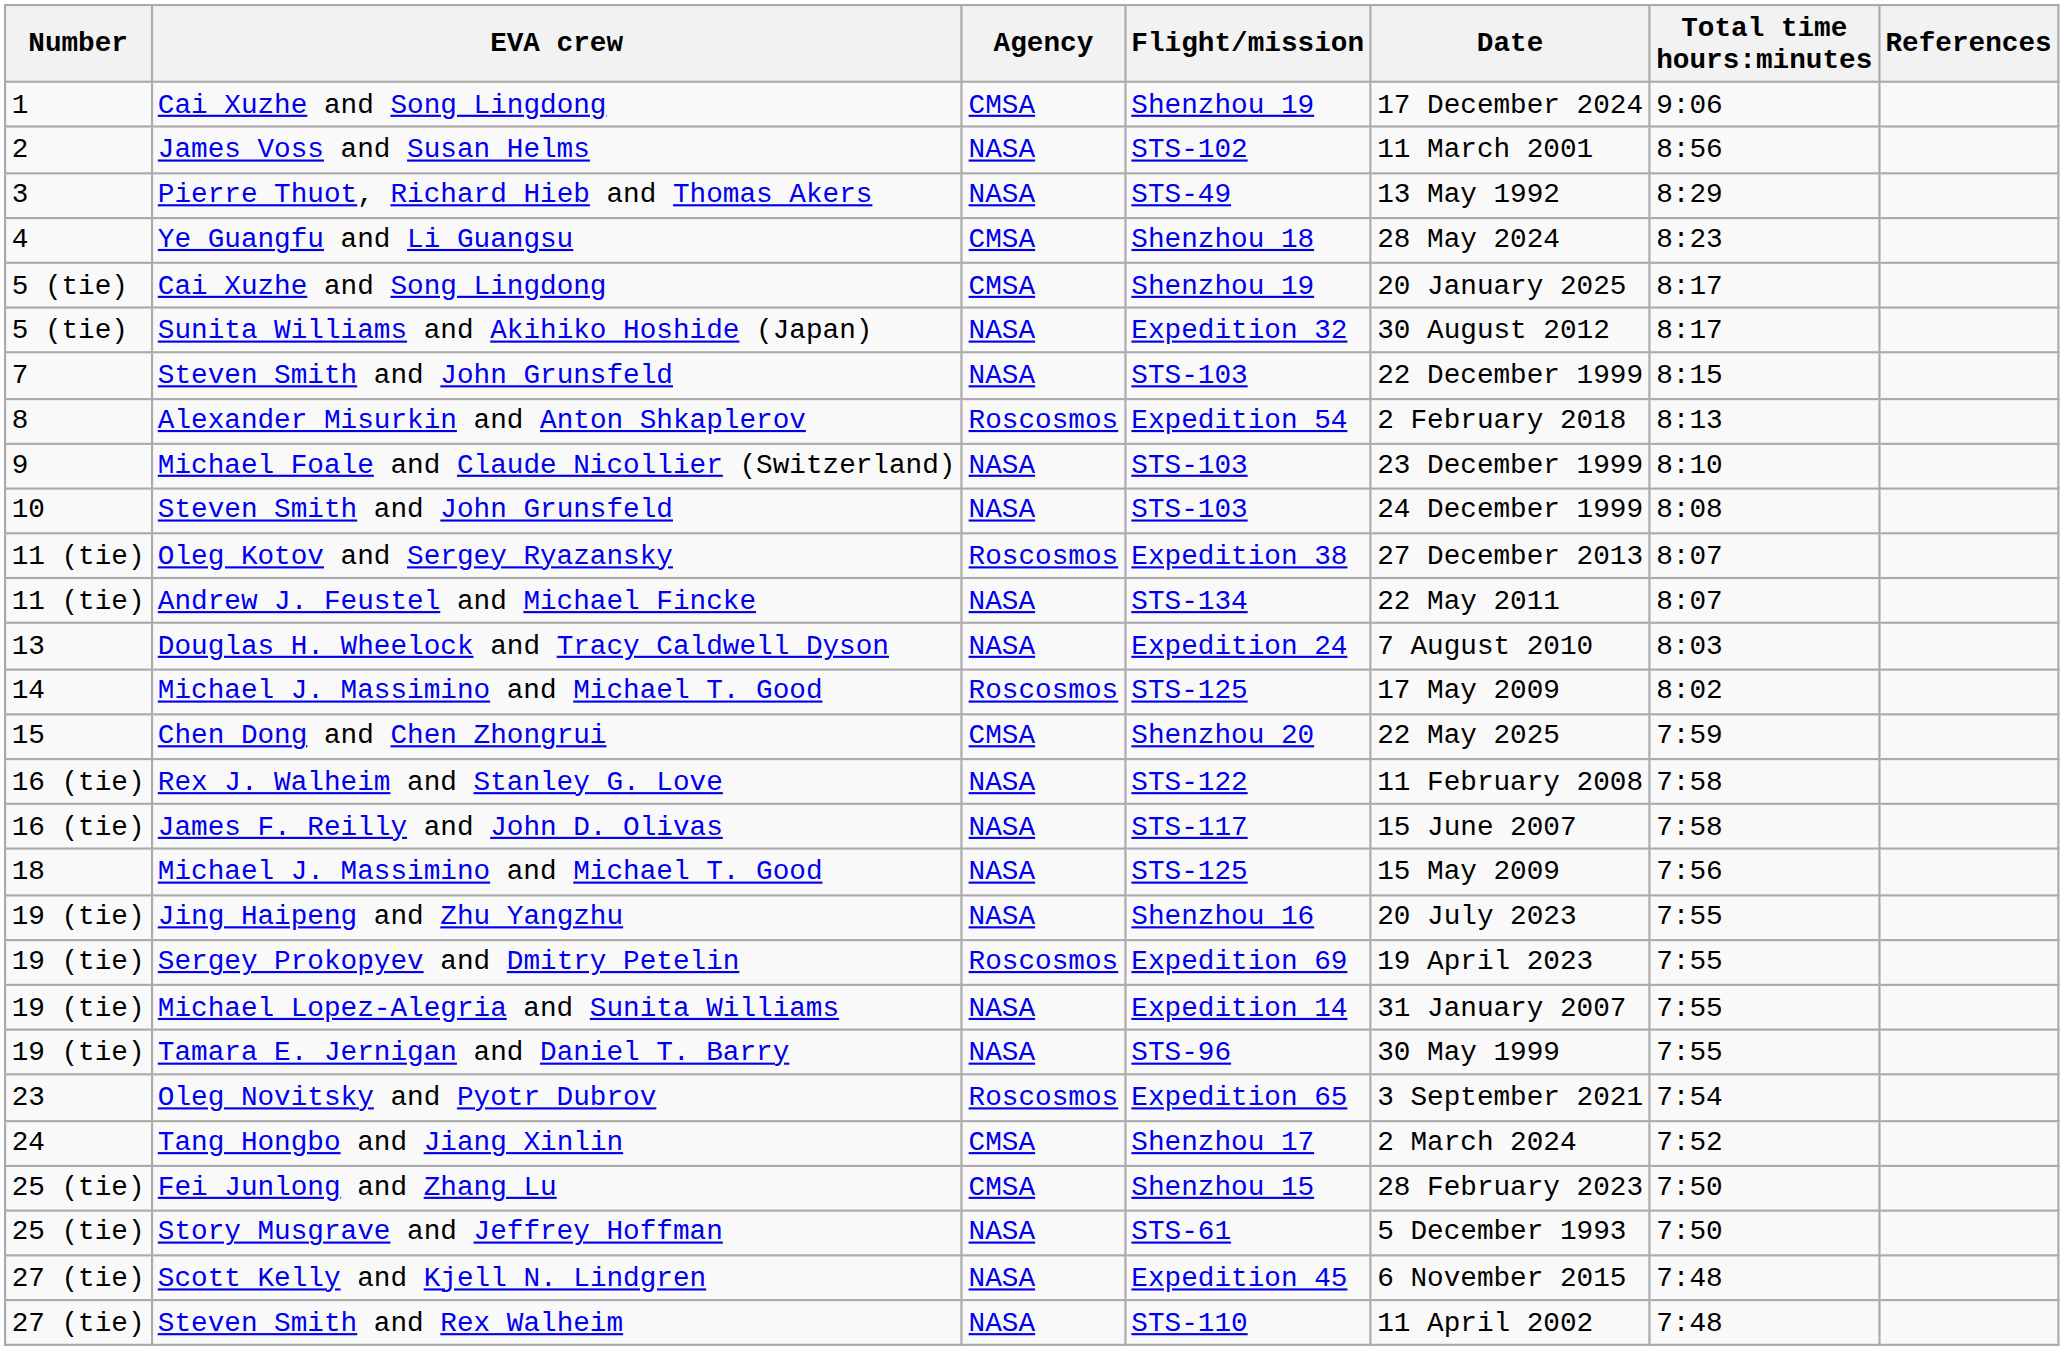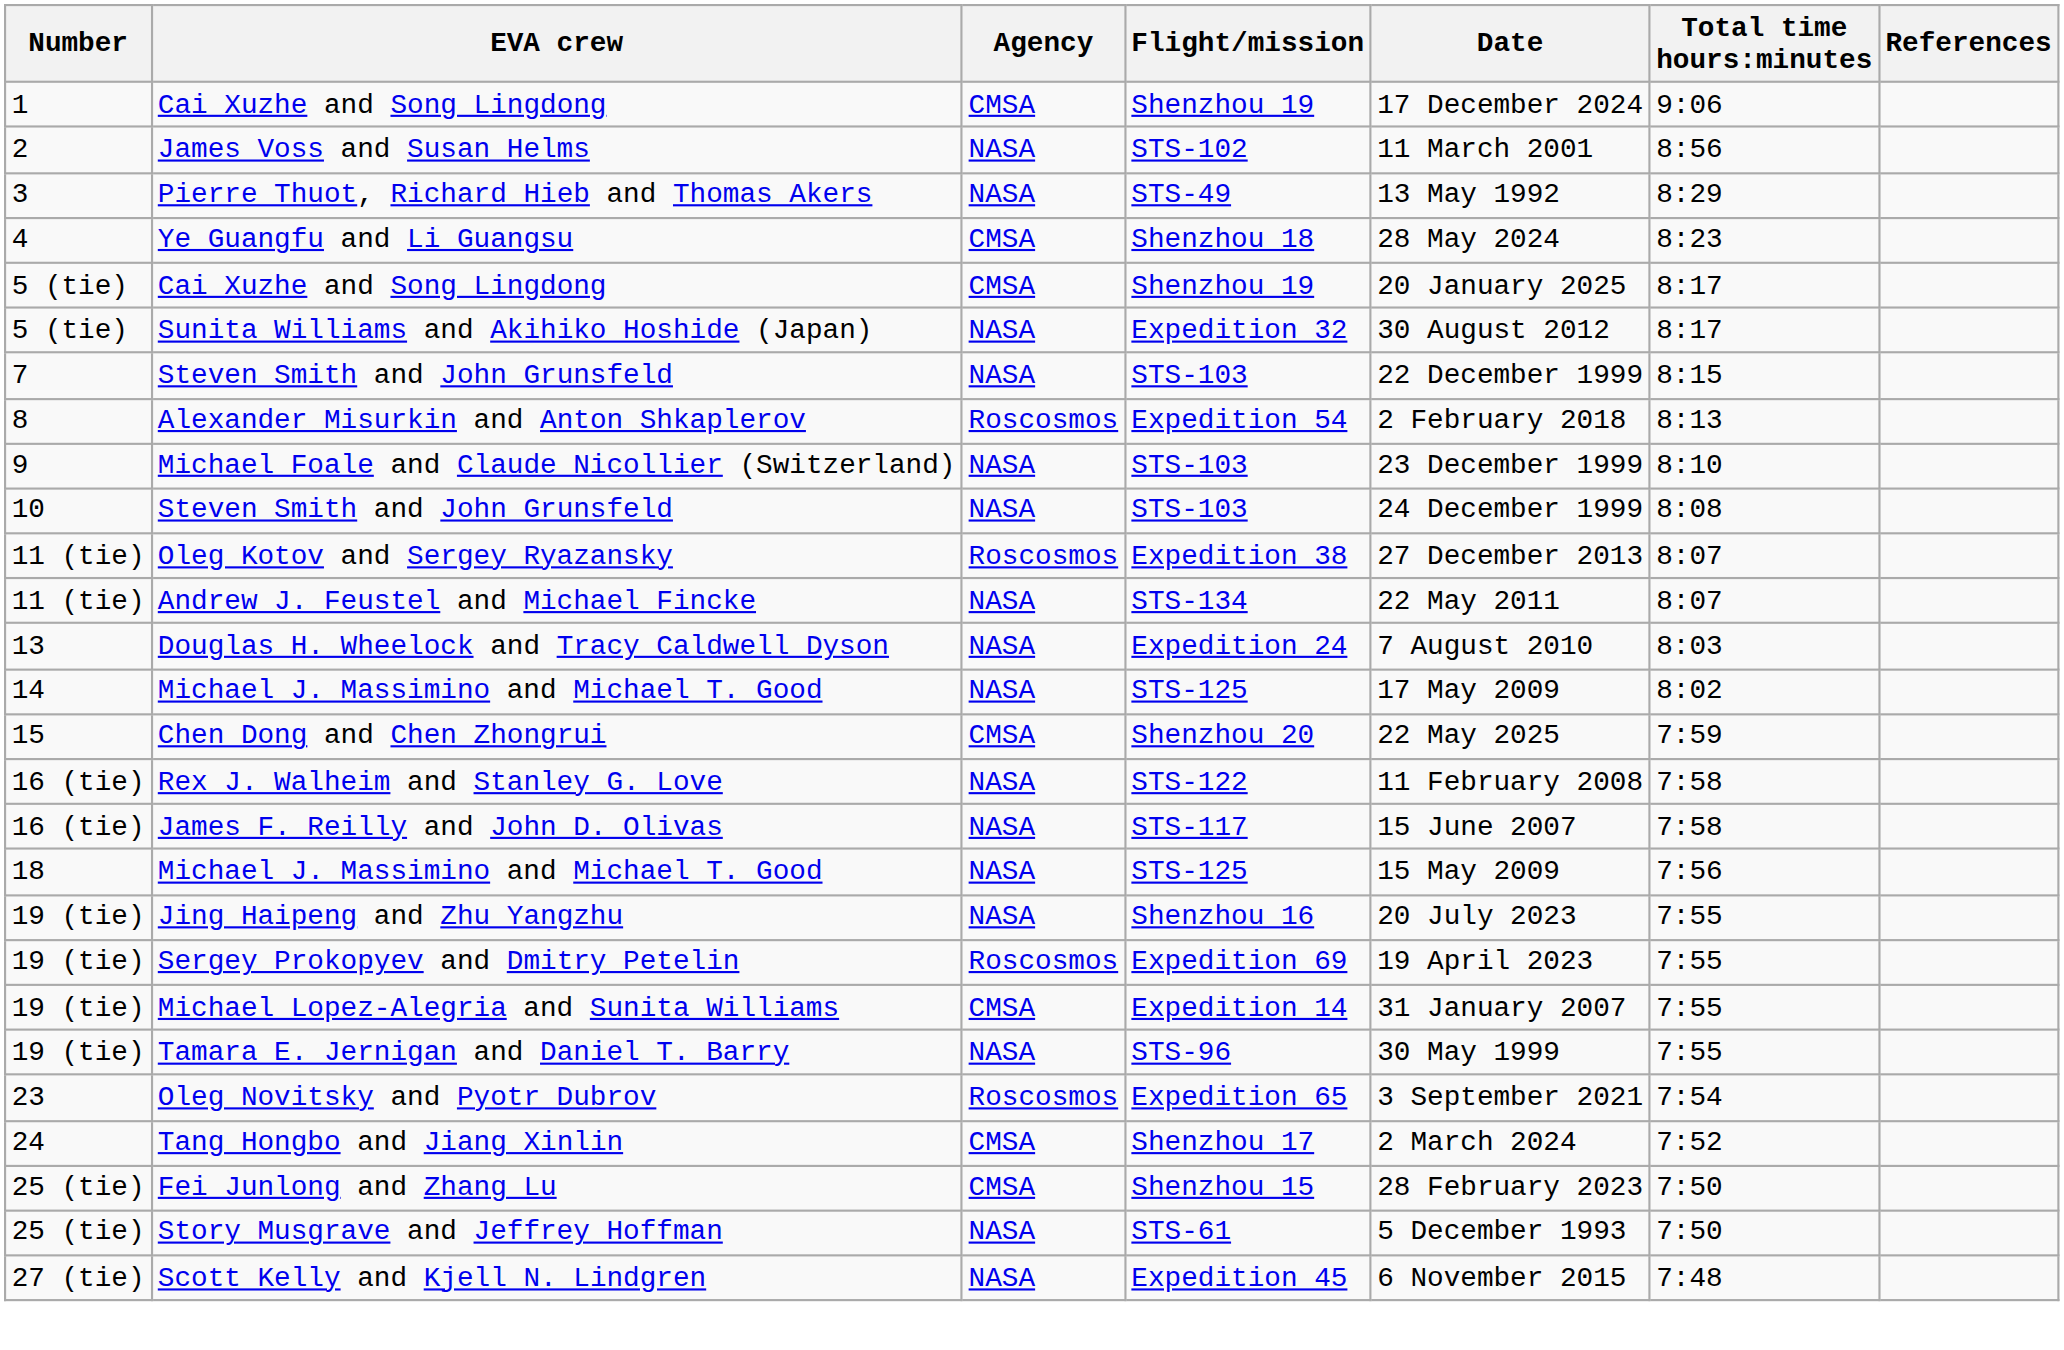(1043, 691) Roscosmos -> (1002, 691) NASA
(1002, 1007) NASA -> (1002, 1007) CMSA
- row: (78, 1323)
